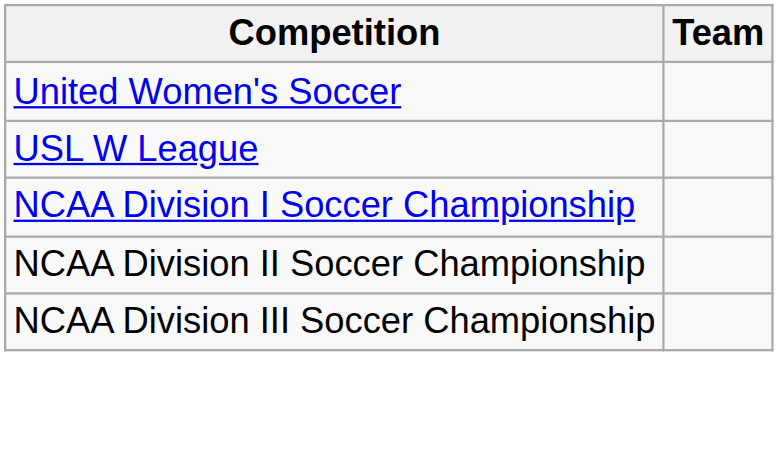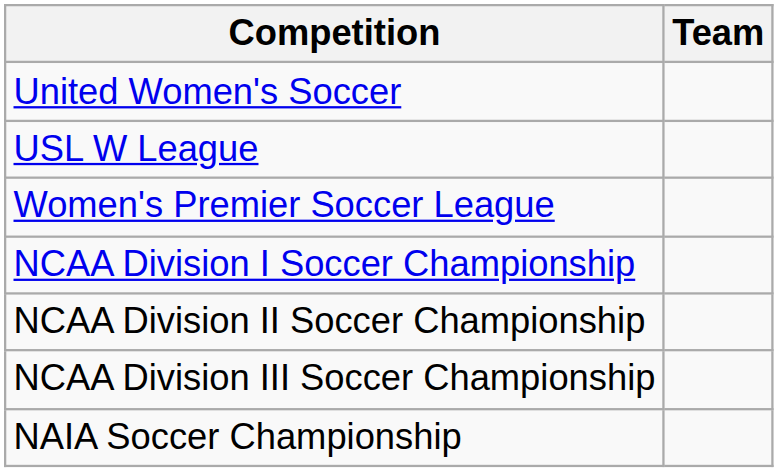+ row: (284, 206)
+ row: (238, 436)
